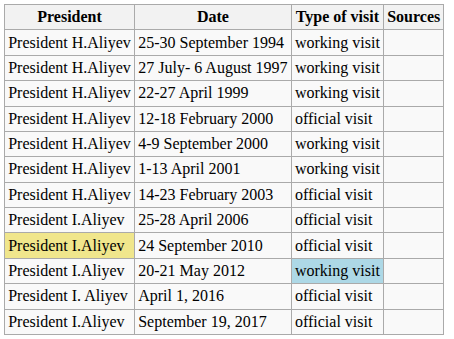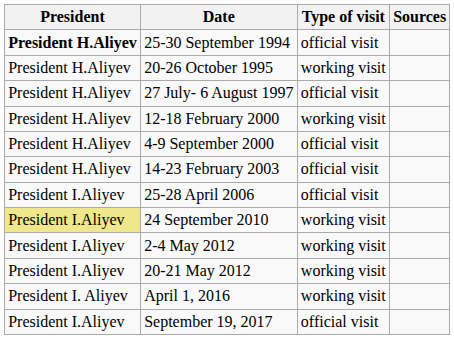(70, 42) normal -> (72, 42) bold
(337, 42) working visit -> (340, 42) official visit
+ row: (209, 67)
(337, 67) working visit -> (340, 93) official visit
- row: (193, 93)
(334, 118) official visit -> (343, 118) working visit
(337, 144) working visit -> (340, 144) official visit
- row: (189, 169)
(334, 245) official visit -> (343, 220) working visit
+ row: (189, 245)
(337, 270) lightblue background -> (343, 270) no background
(334, 296) official visit -> (343, 296) working visit
